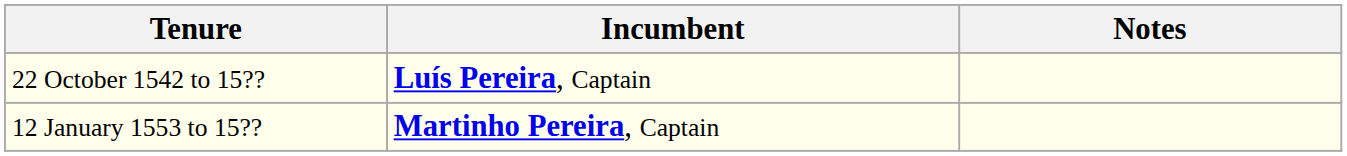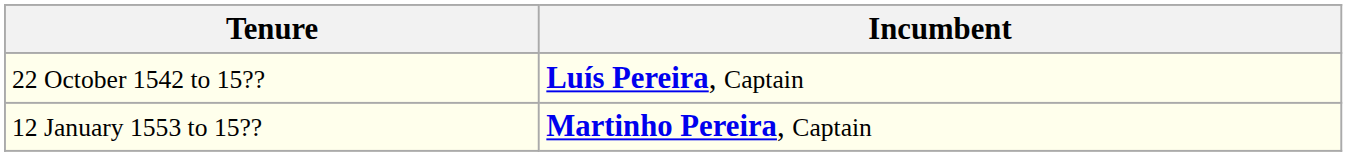- column: (1150, 28)
